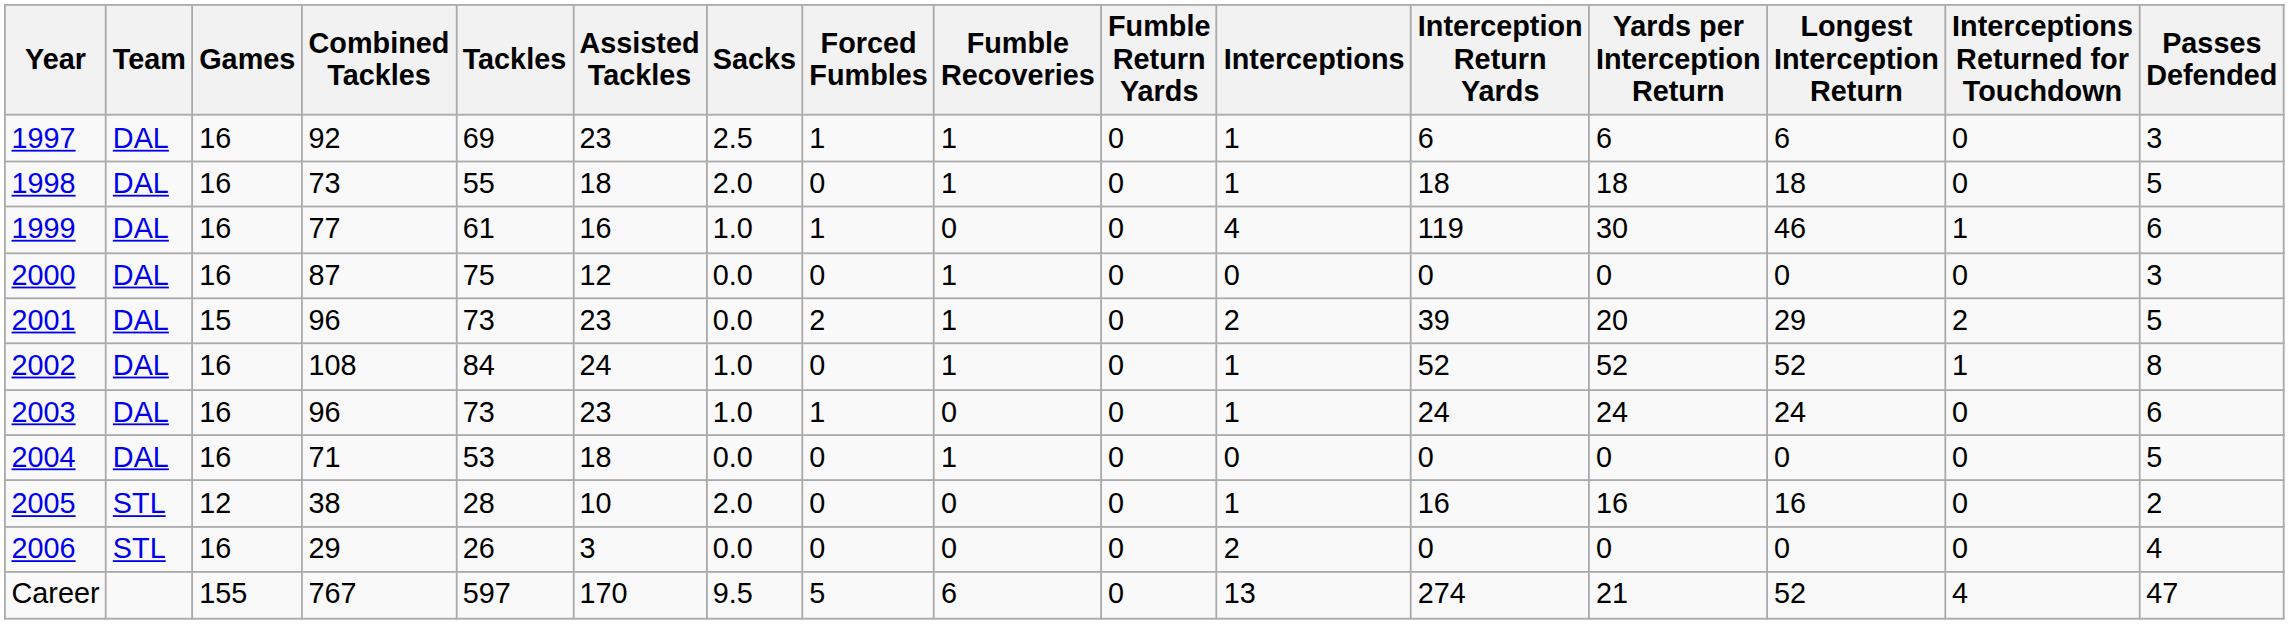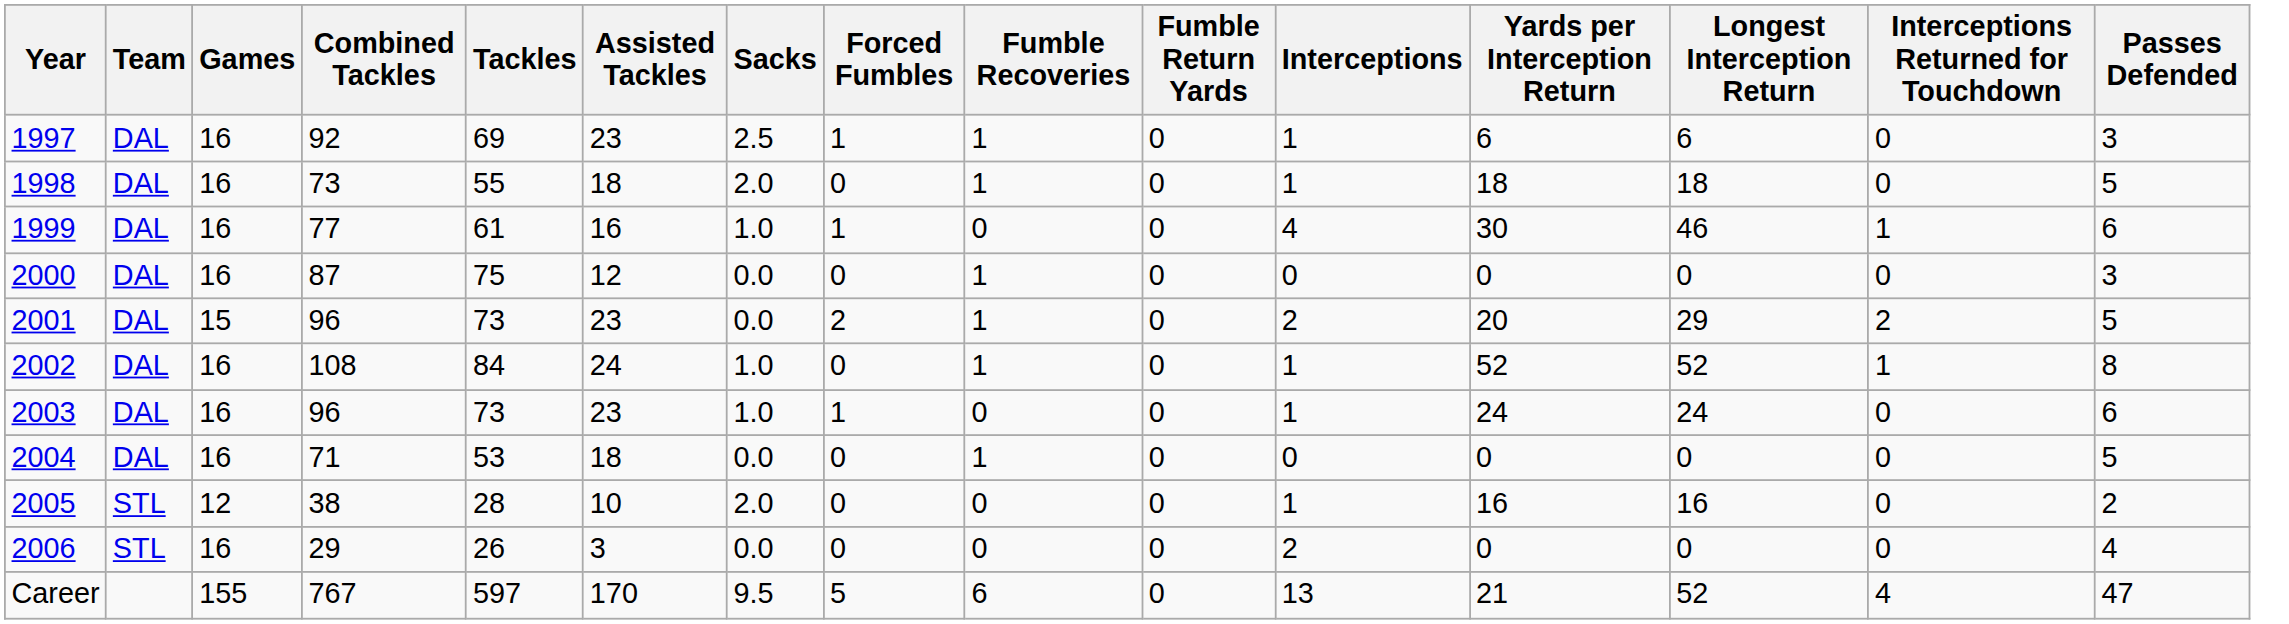- column: (1500, 59)
